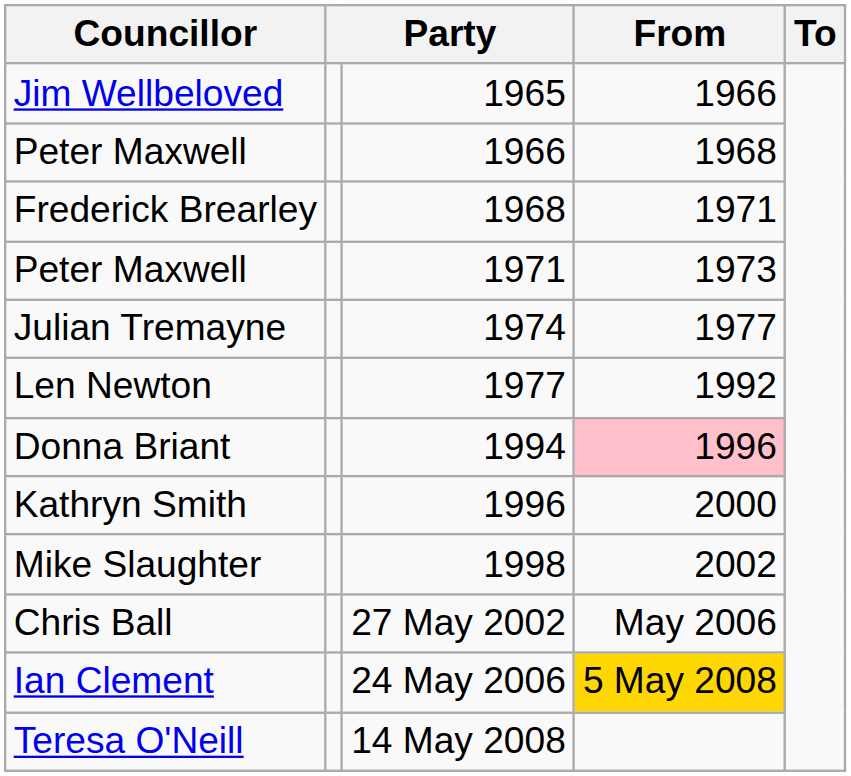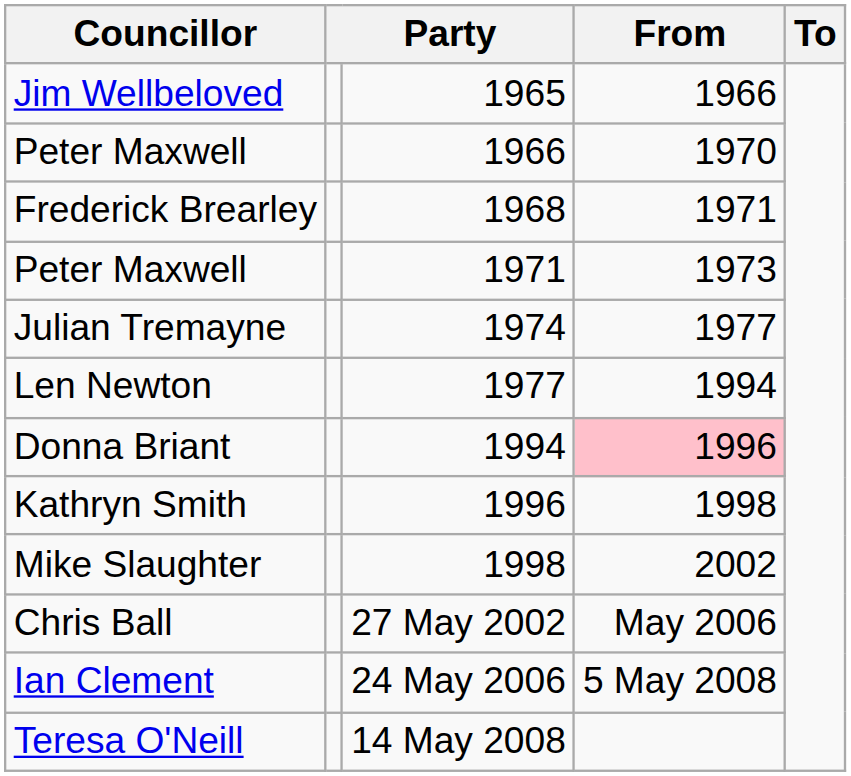(736, 151) 1968 -> (736, 151) 1970
(736, 387) 1992 -> (736, 387) 1994
(736, 504) 2000 -> (736, 504) 1998
(680, 681) gold background -> (680, 681) no background
